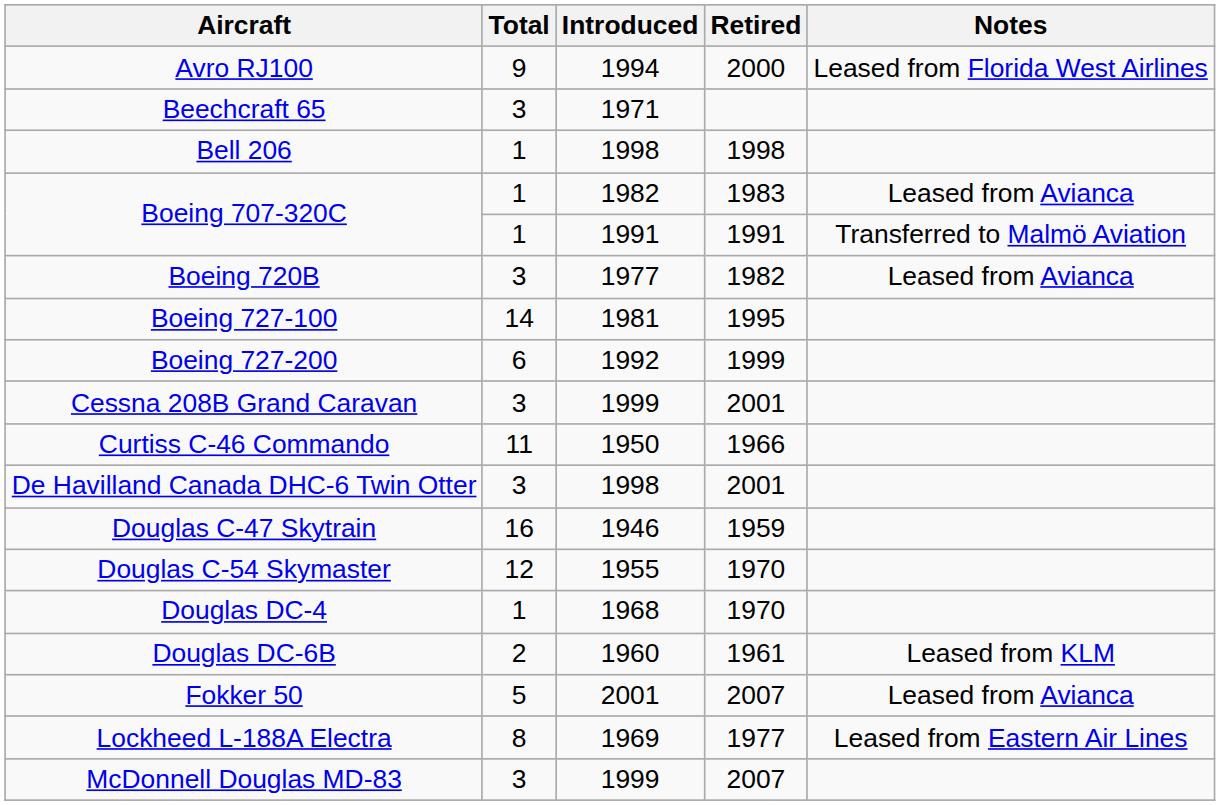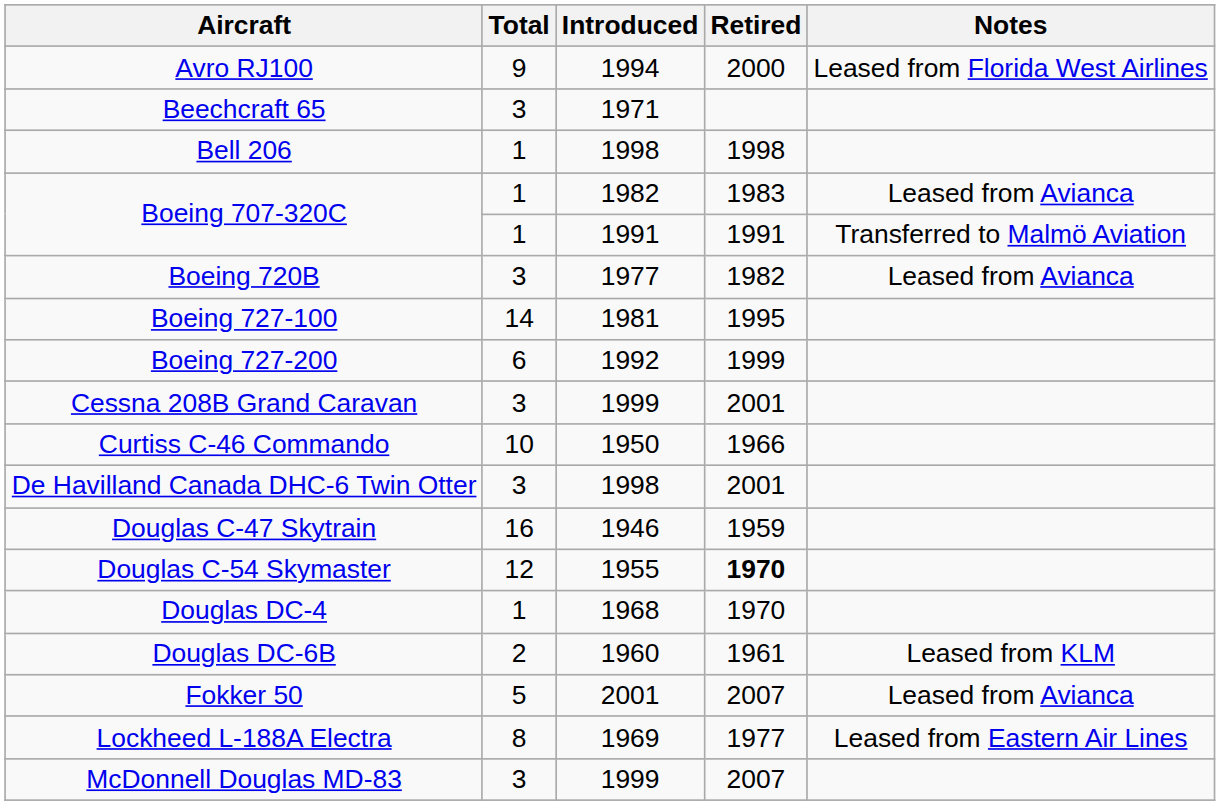(519, 444) 11 -> (519, 444) 10
(756, 569) normal -> (756, 569) bold
